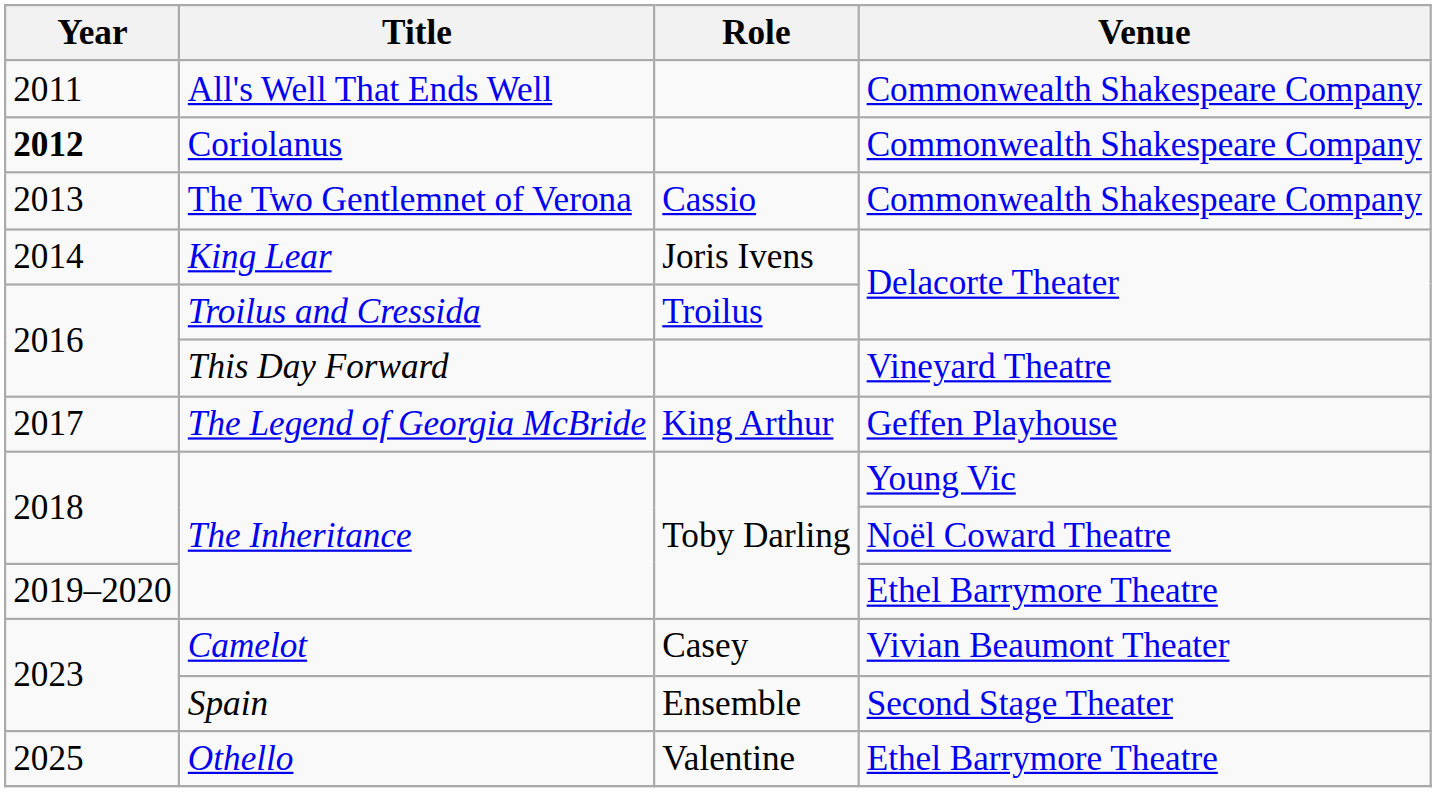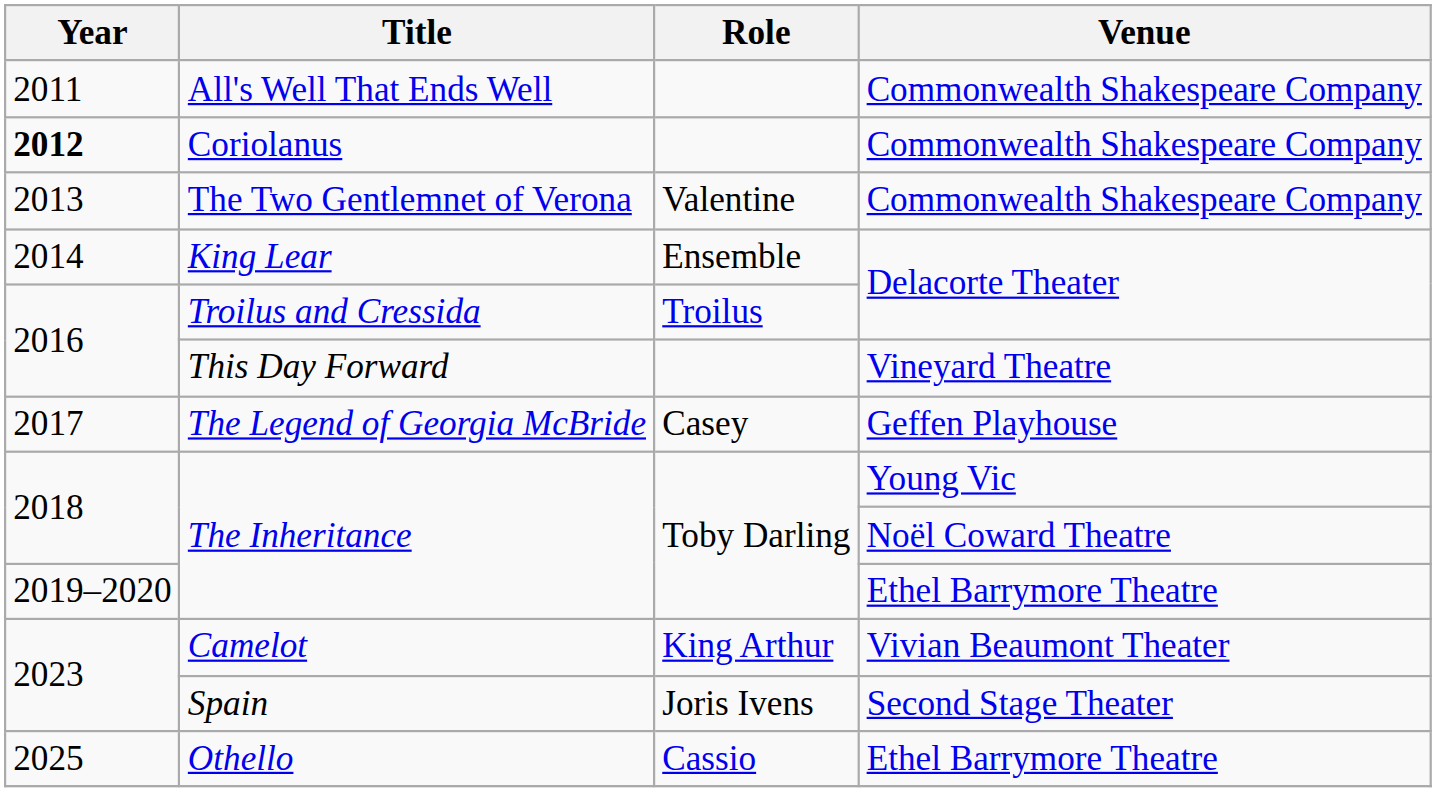(709, 199) Cassio -> (729, 199) Valentine
(738, 255) Joris Ivens -> (732, 255) Ensemble
(748, 423) King Arthur -> (705, 423) Casey
(705, 646) Casey -> (748, 646) King Arthur
(732, 702) Ensemble -> (738, 702) Joris Ivens
(729, 758) Valentine -> (709, 758) Cassio
